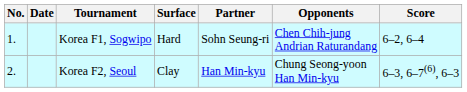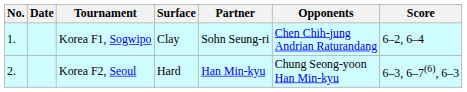(169, 39) Hard -> (168, 39) Clay
(168, 71) Clay -> (169, 71) Hard
